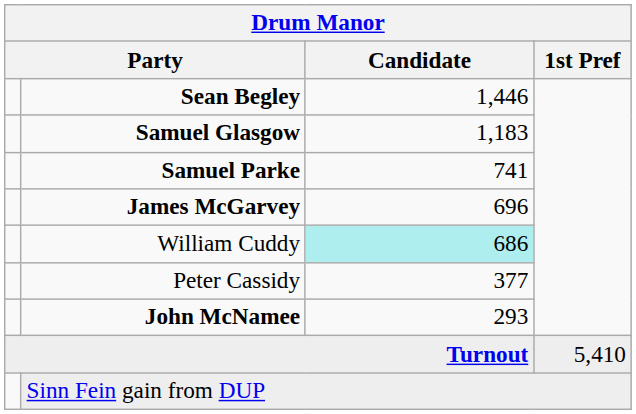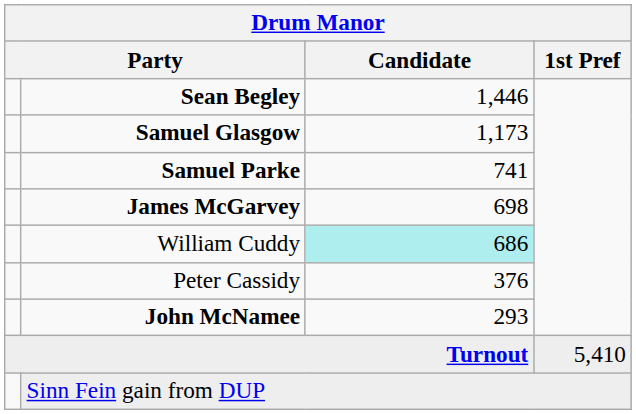(502, 133) 1,183 -> (502, 133) 1,173
(511, 206) 696 -> (511, 206) 698
(511, 280) 377 -> (511, 280) 376
